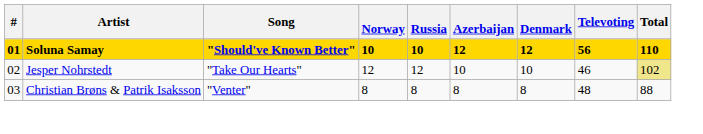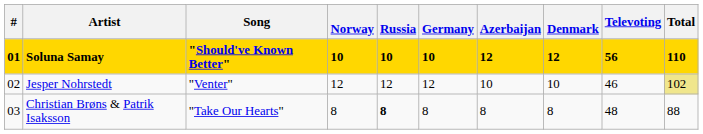+ column: (448, 29)
(254, 69) "Take Our Hearts" -> (211, 84) "Venter"
(229, 89) "Venter" -> (236, 111) "Take Our Hearts"
(414, 89) normal -> (383, 111) bold
